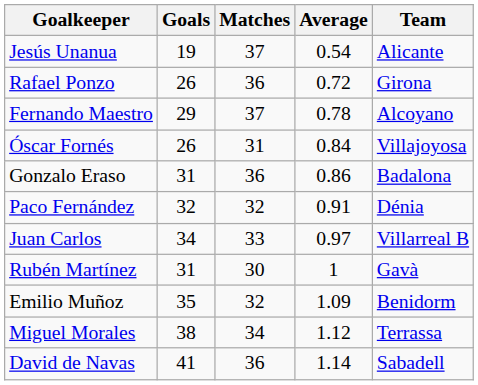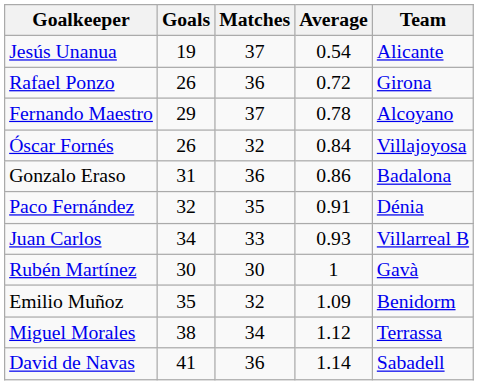(255, 144) 31 -> (255, 144) 32
(255, 207) 32 -> (255, 207) 35
(334, 238) 0.97 -> (334, 238) 0.93
(186, 269) 31 -> (186, 269) 30
